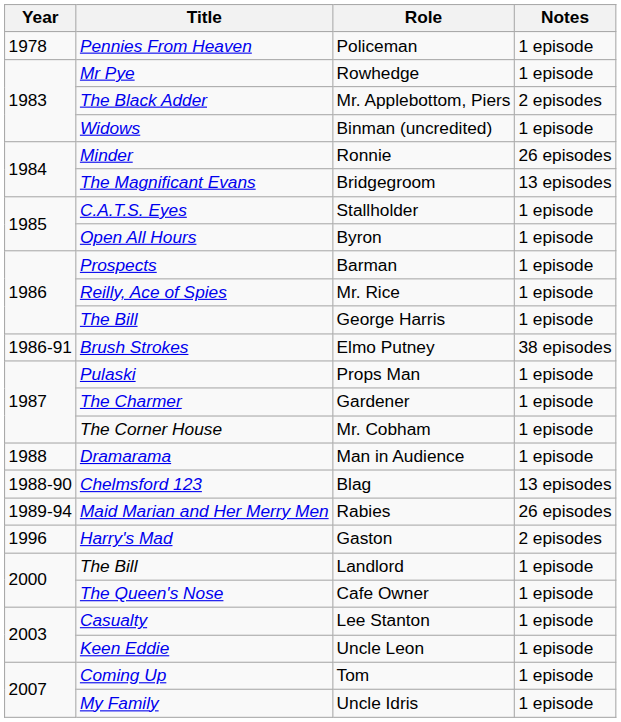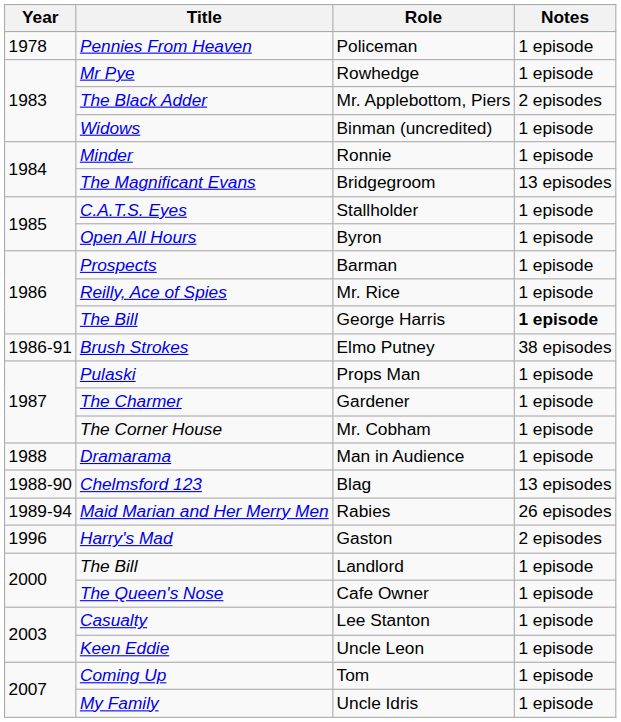(565, 155) 26 episodes -> (556, 155) 1 episode
(556, 319) normal -> (558, 319) bold
